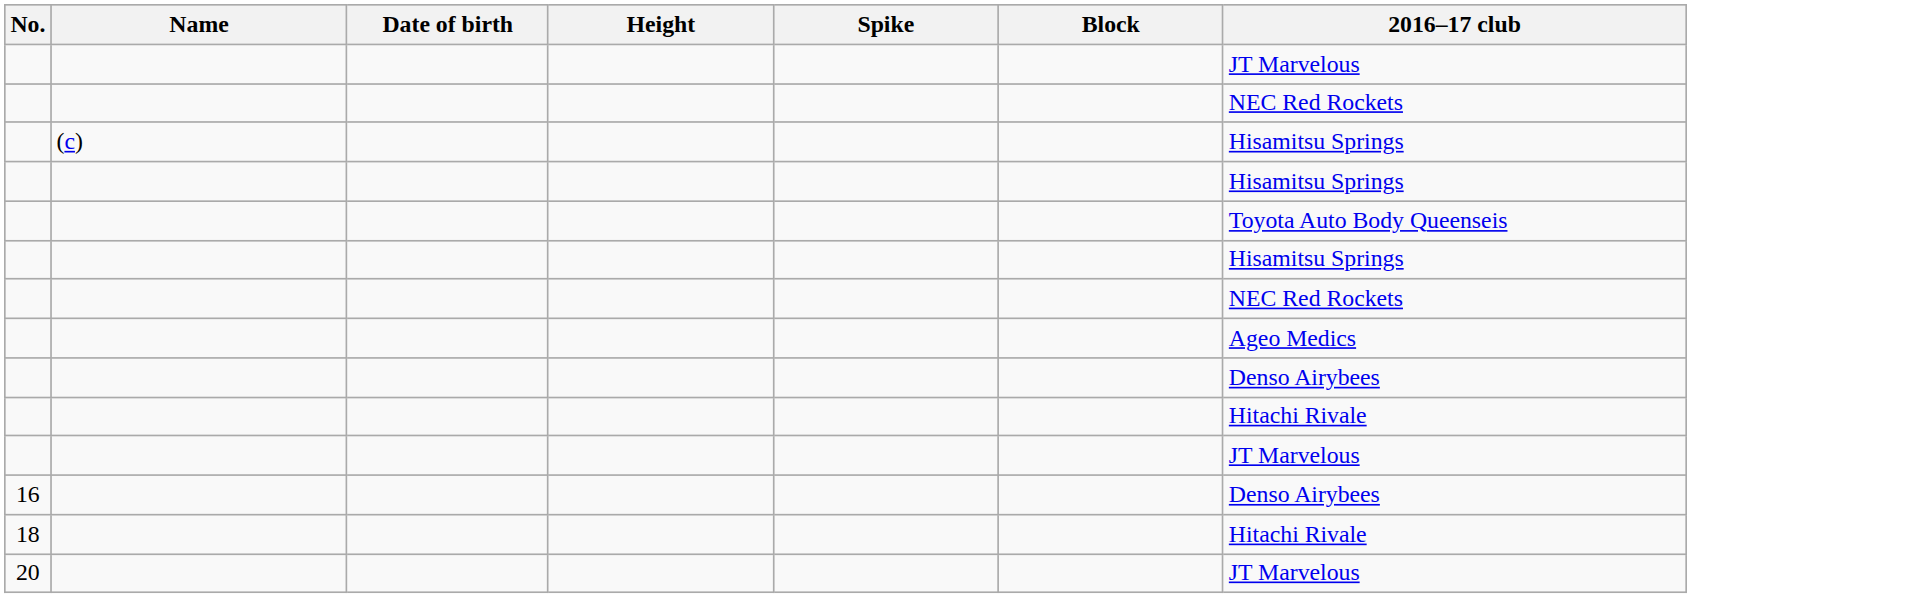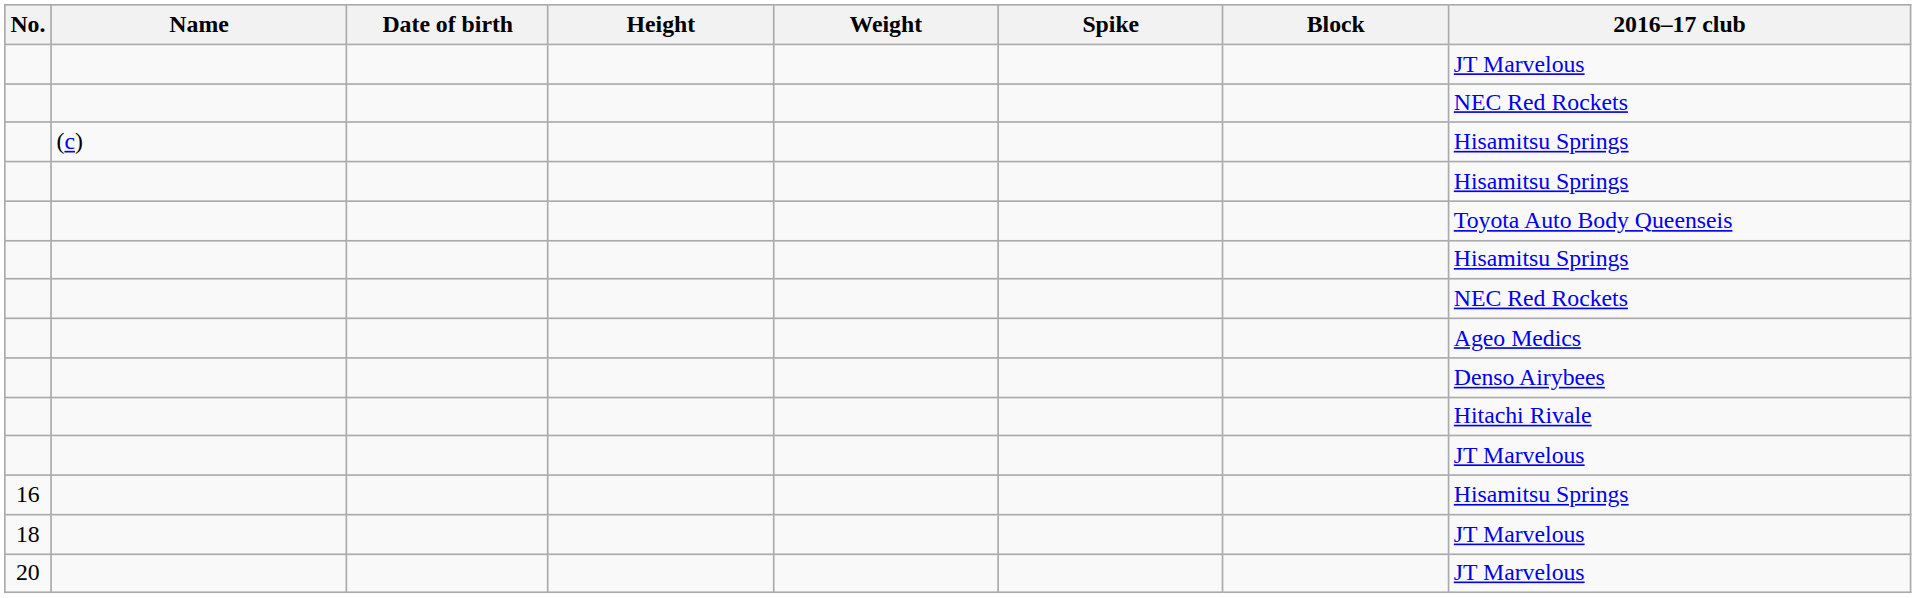+ column: (886, 24)
(1304, 494) Denso Airybees -> (1541, 494) Hisamitsu Springs
(1298, 533) Hitachi Rivale -> (1519, 533) JT Marvelous
